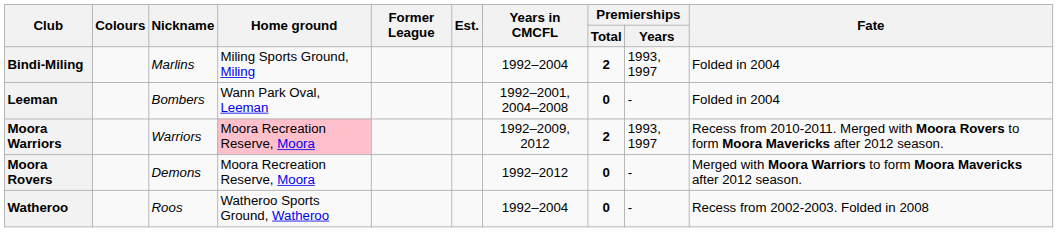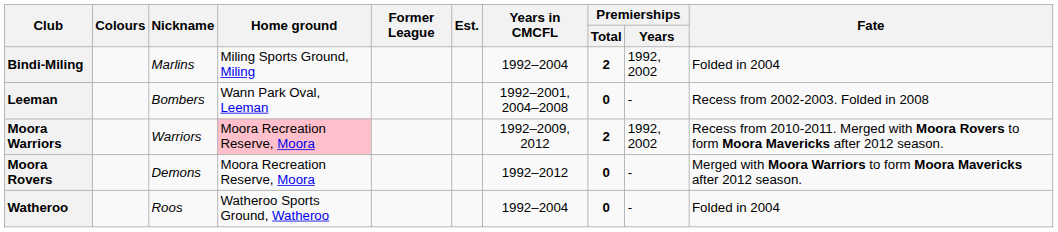(644, 64) 1993, 1997 -> (644, 64) 1992, 2002
(736, 100) Folded in 2004 -> (810, 100) Recess from 2002-2003. Folded in 2008
(644, 136) 1993, 1997 -> (644, 136) 1992, 2002
(810, 208) Recess from 2002-2003. Folded in 2008 -> (736, 208) Folded in 2004
